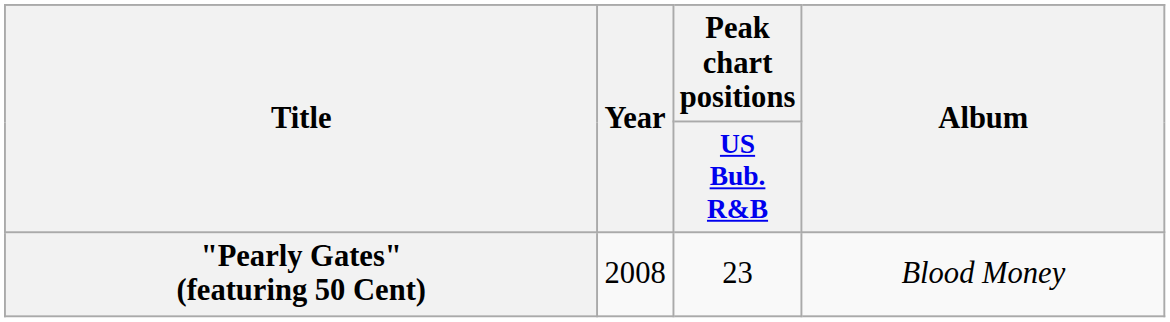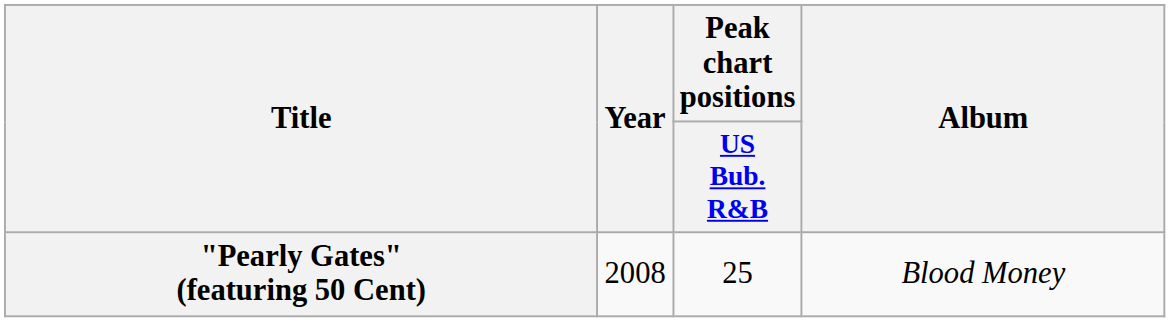(738, 273) 23 -> (738, 273) 25
